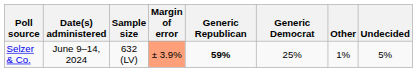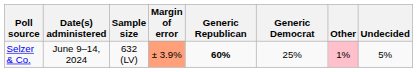(221, 54) 59% -> (221, 54) 60%
(343, 54) no background -> (343, 54) pink background
